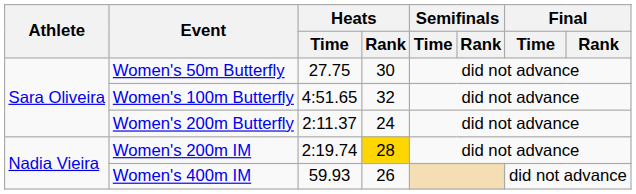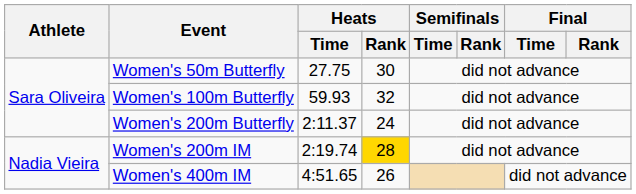(330, 97) 4:51.65 -> (330, 97) 59.93
(330, 177) 59.93 -> (330, 177) 4:51.65
